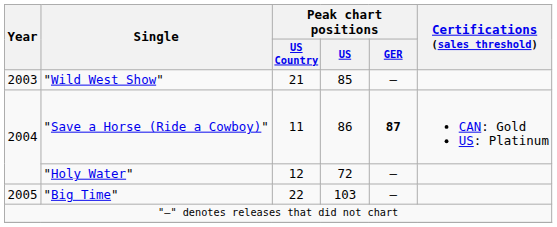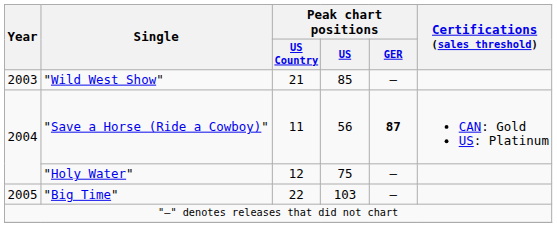(345, 127) 86 -> (345, 127) 56
(345, 174) 72 -> (345, 174) 75
